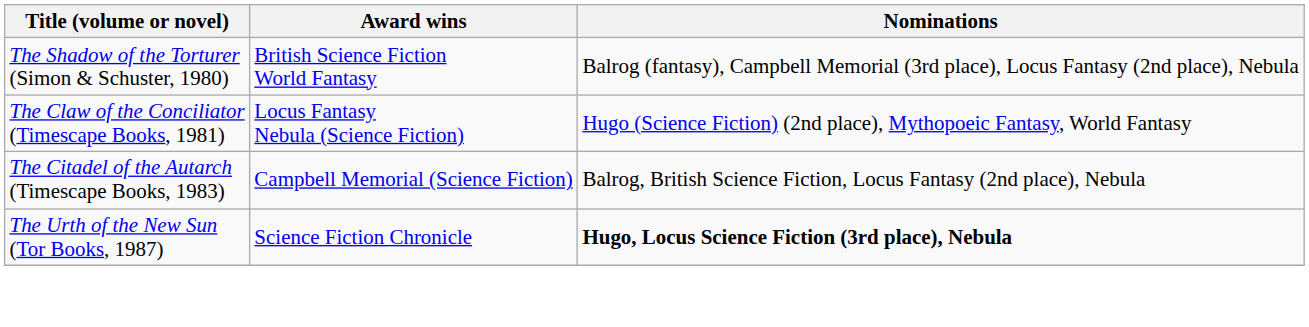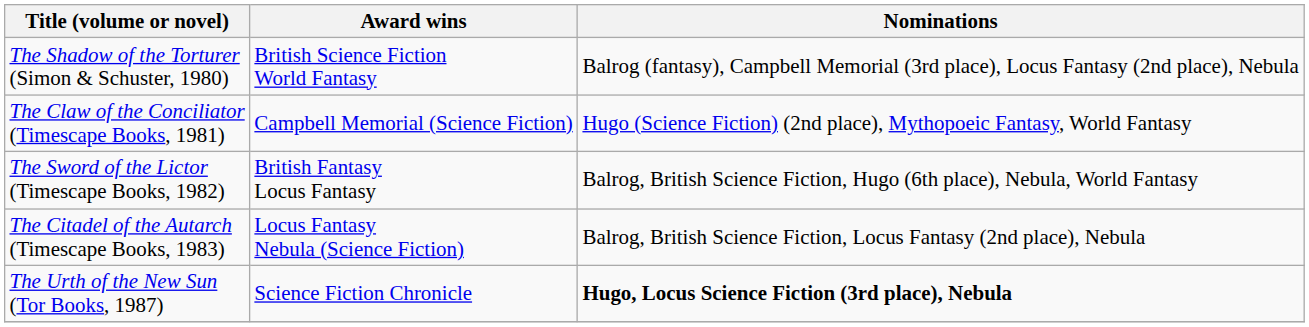(359, 122) Locus Fantasy Nebula (Science Fiction) -> (414, 122) Campbell Memorial (Science Fiction)
+ row: (117, 179)
(414, 179) Campbell Memorial (Science Fiction) -> (359, 236) Locus Fantasy Nebula (Science Fiction)
